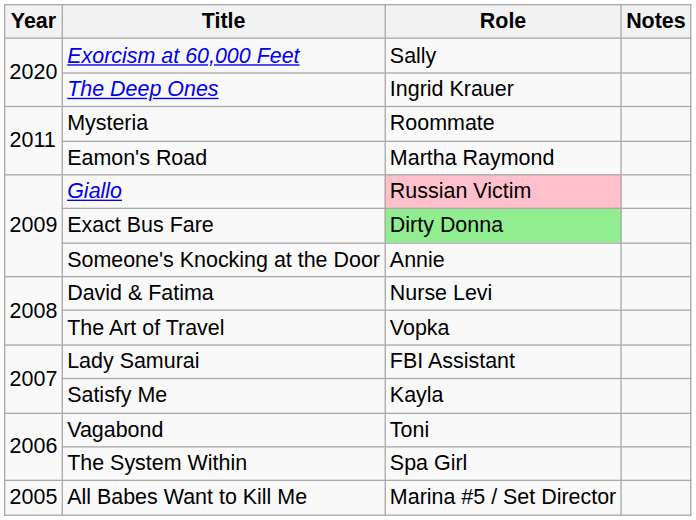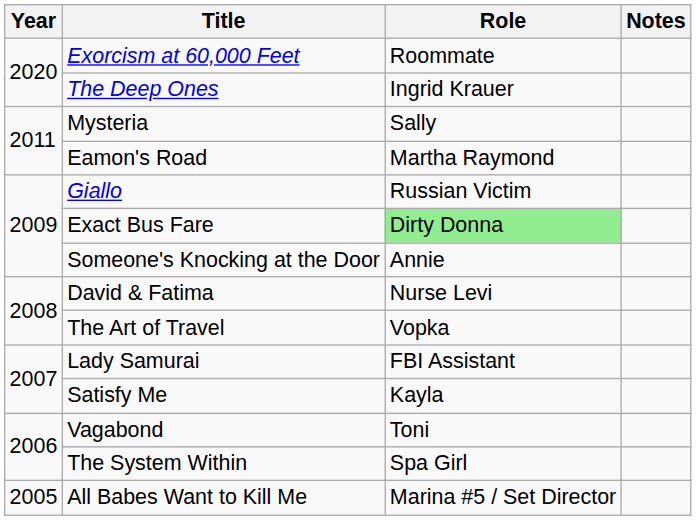(413, 55) Sally -> (442, 55) Roommate
(442, 123) Roommate -> (413, 123) Sally
(461, 191) pink background -> (461, 191) no background
